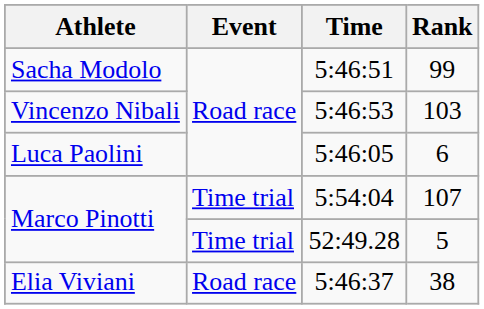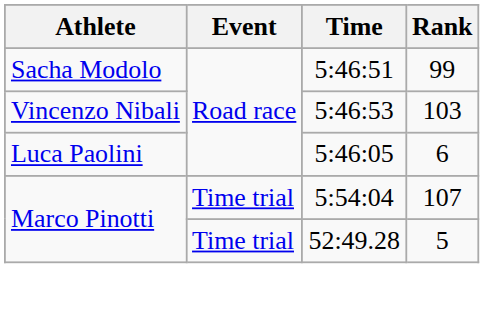- row: (354, 282)
